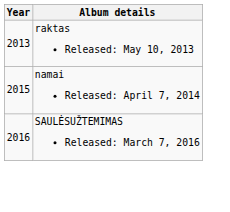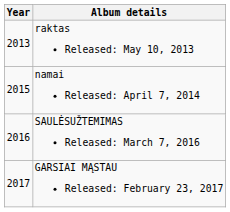+ row: (129, 179)
